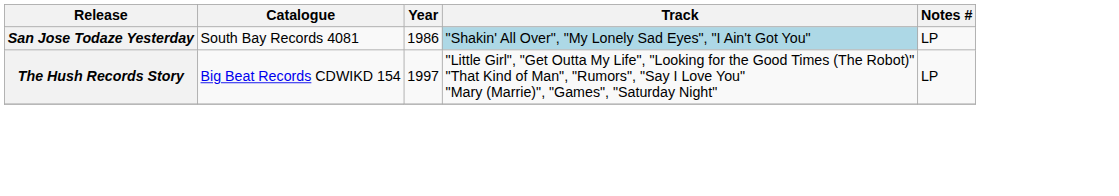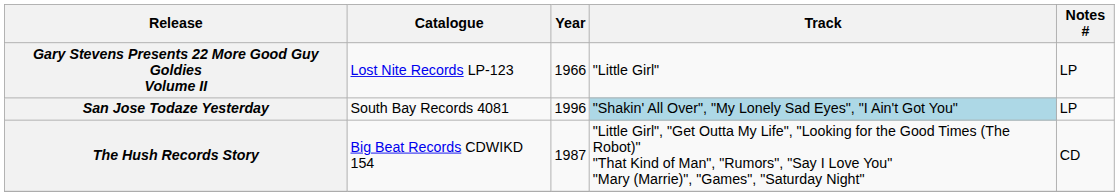+ row: (176, 70)
(423, 38) 1986 -> (570, 109) 1996
(423, 76) 1997 -> (570, 155) 1987
(930, 76) LP -> (1070, 155) CD
